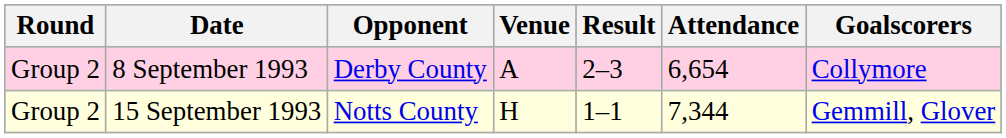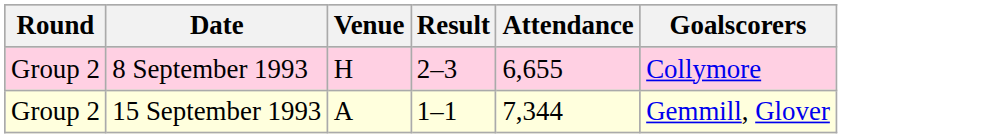- column: (410, 25)
(509, 68) A -> (343, 68) H
(698, 68) 6,654 -> (533, 68) 6,655
(509, 111) H -> (343, 111) A
